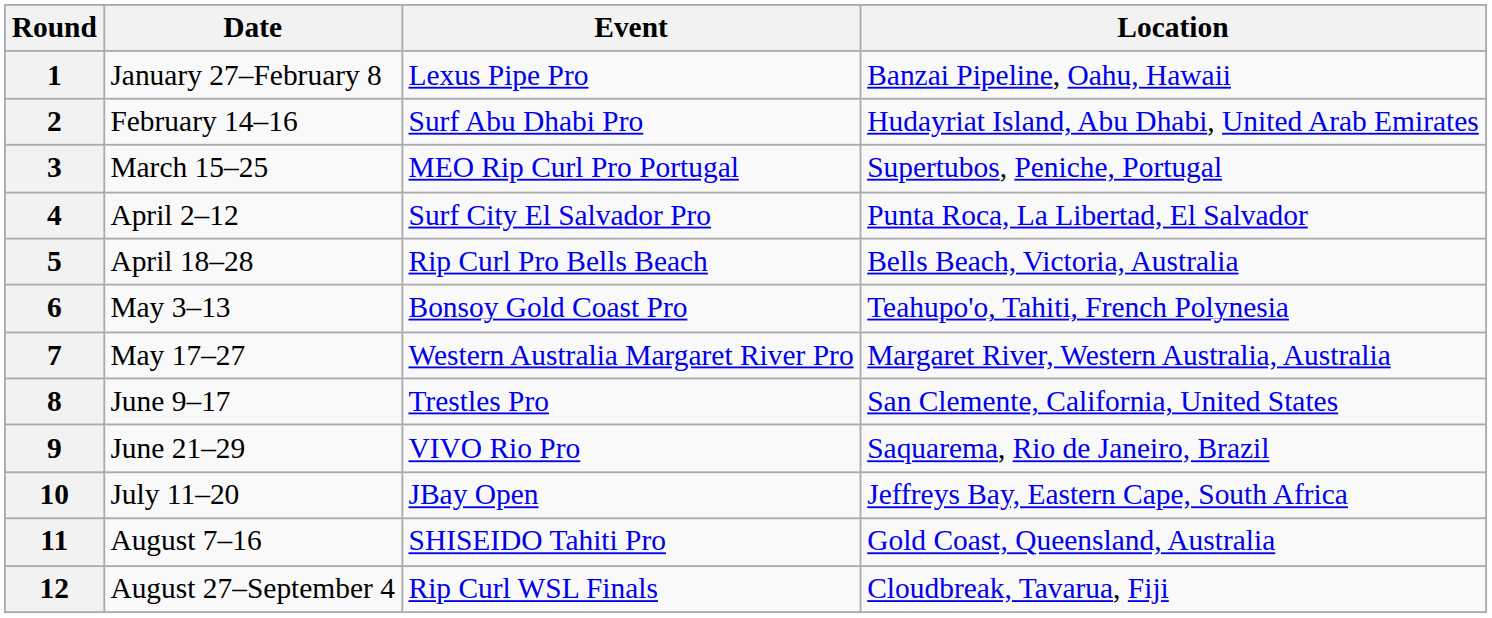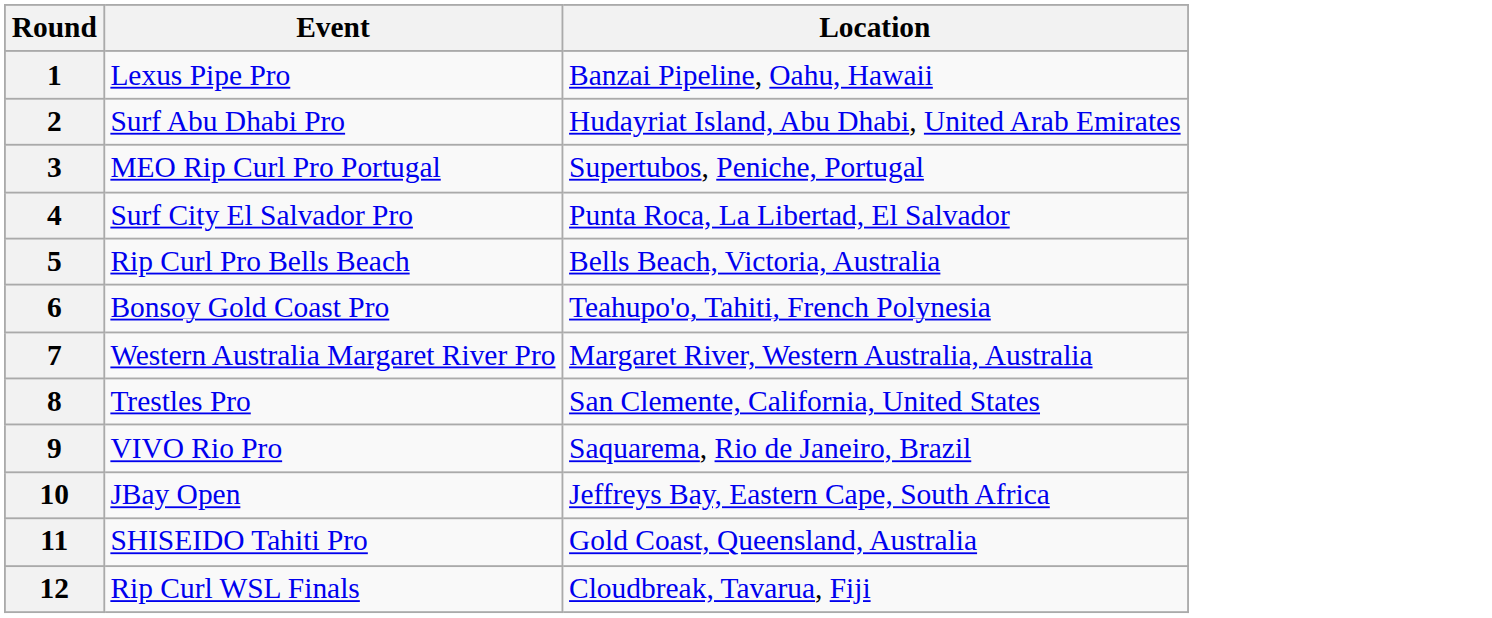- column: (253, 27)
